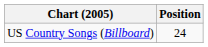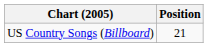(180, 33) 24 -> (180, 33) 21
